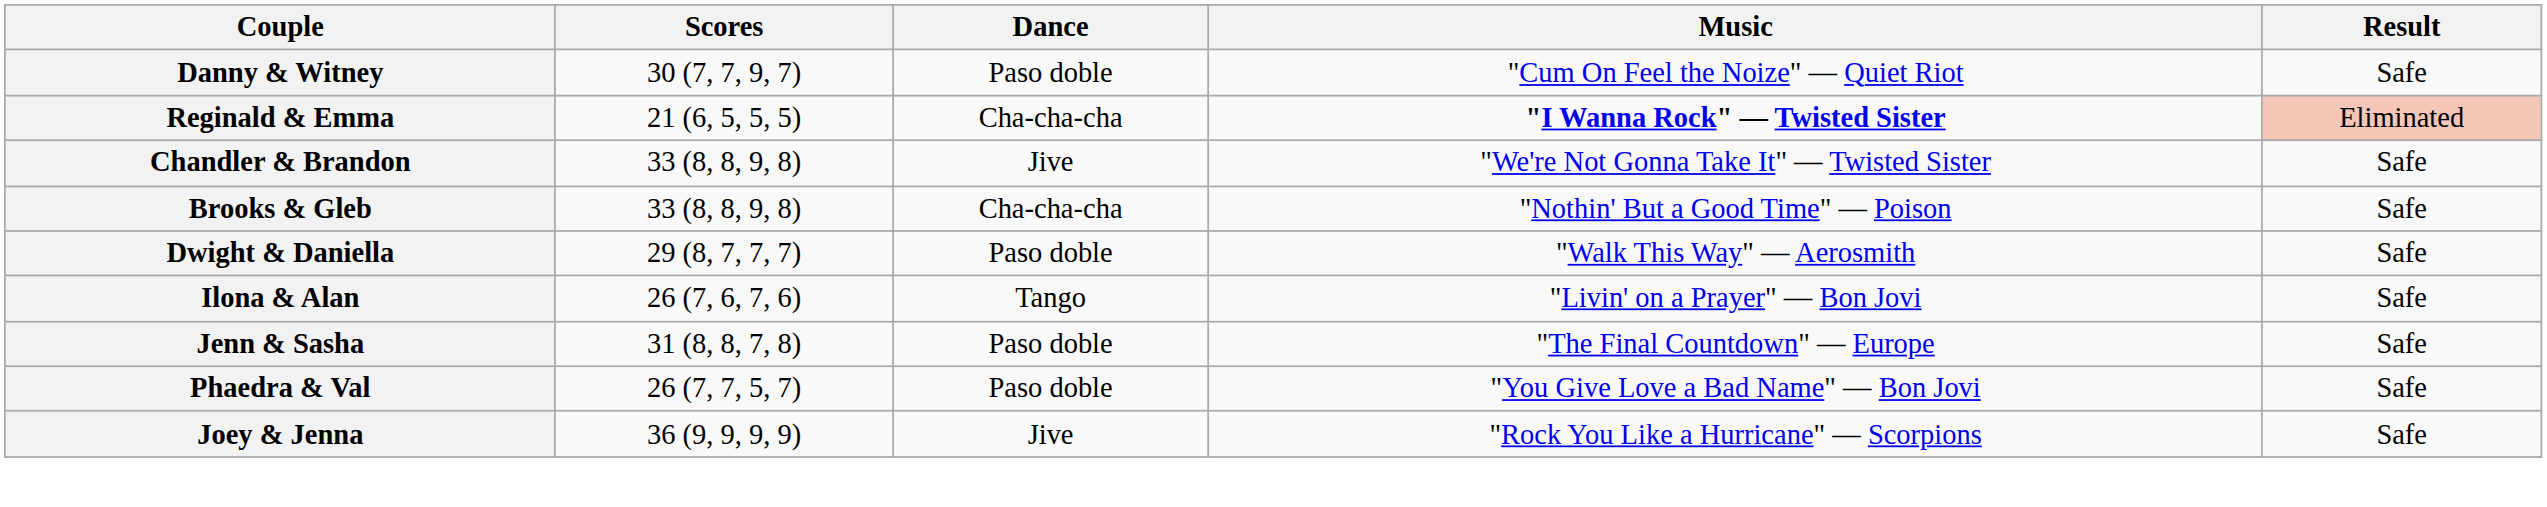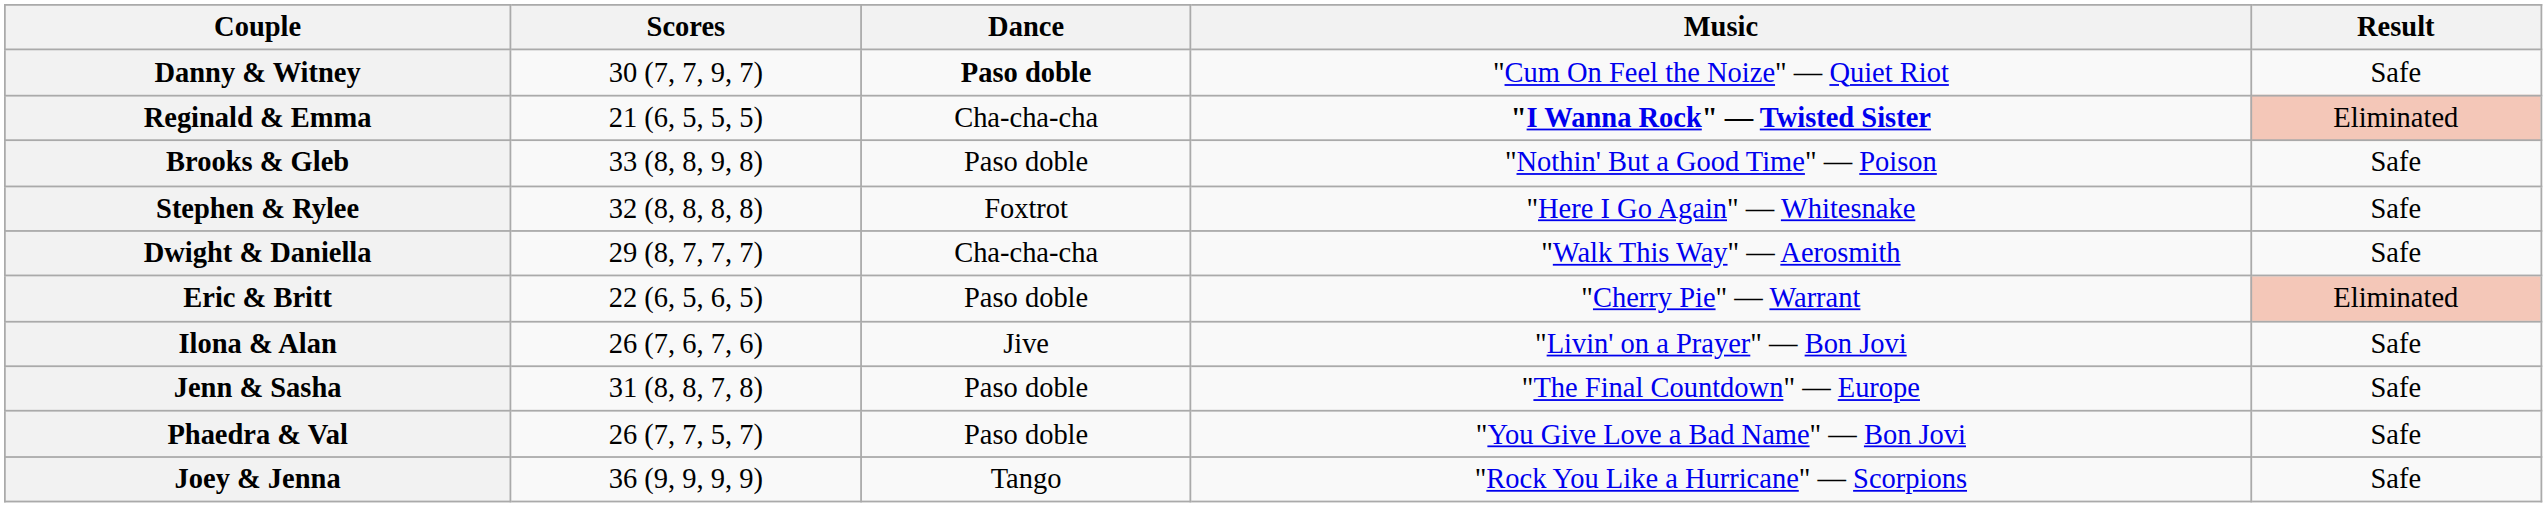(1051, 72) normal -> (1026, 72) bold
- row: (280, 162)
(1051, 207) Cha-cha-cha -> (1026, 162) Paso doble
+ row: (258, 207)
(1051, 252) Paso doble -> (1026, 252) Cha-cha-cha
+ row: (258, 298)
(1051, 298) Tango -> (1026, 343) Jive
(1051, 433) Jive -> (1026, 478) Tango
